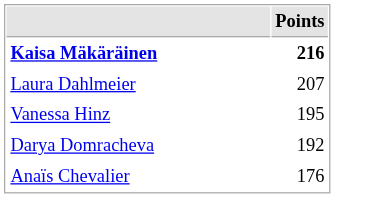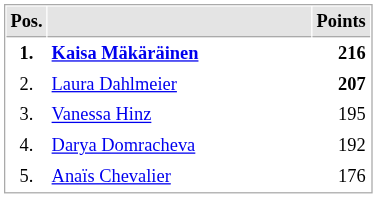+ column: (27, 21)
(311, 83) normal -> (352, 83) bold
